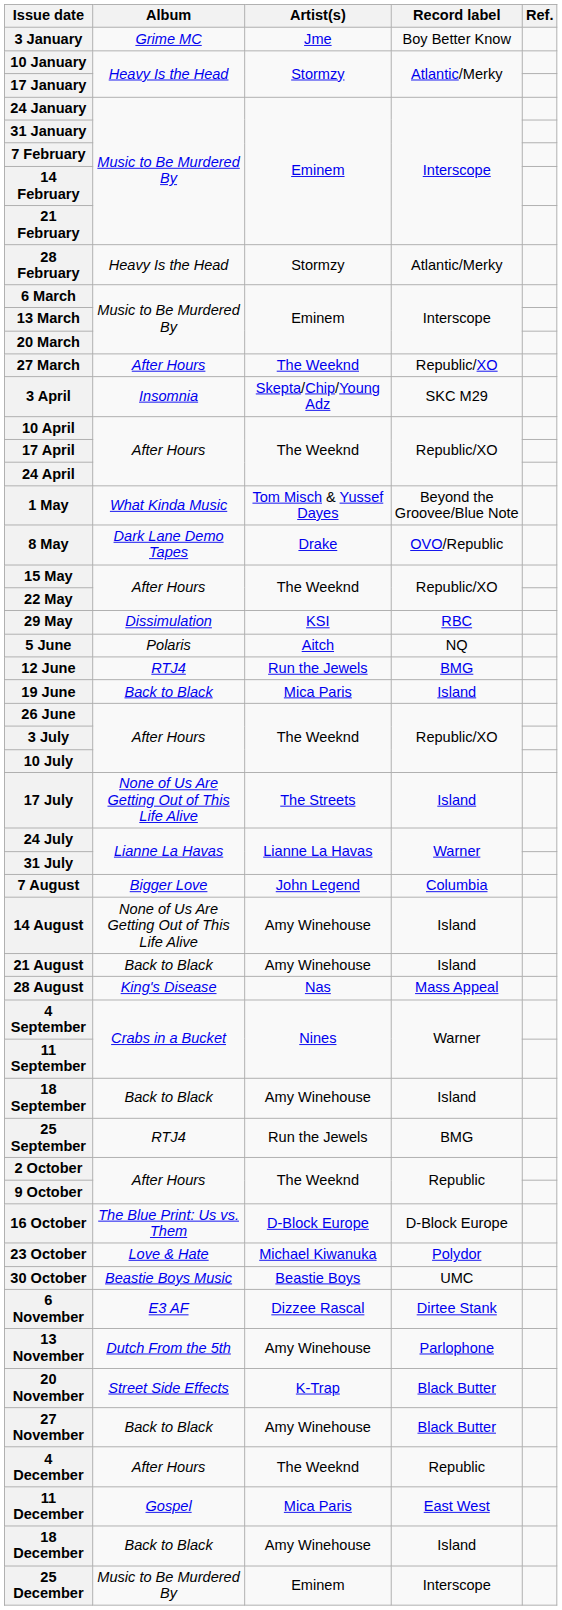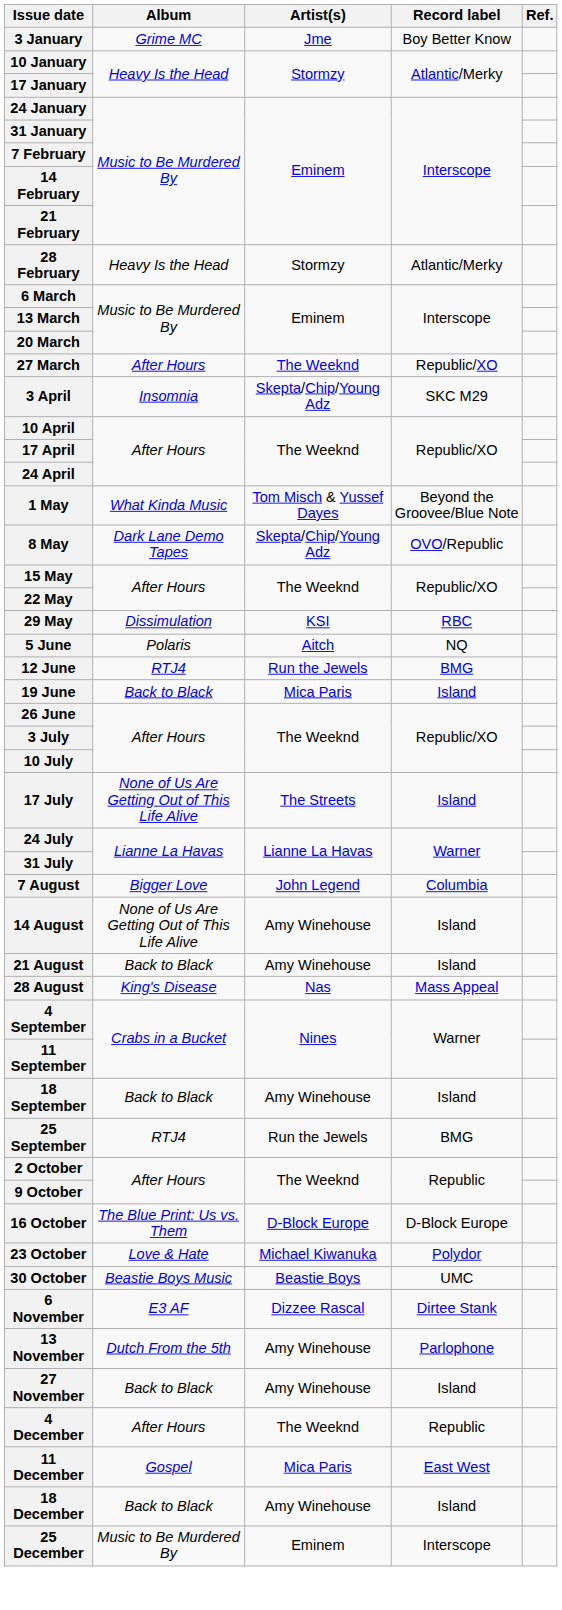(318, 544) Drake -> (318, 544) Skepta/Chip/Young Adz
- row: (48, 1387)
(457, 1427) Black Butter -> (457, 1387) Island
